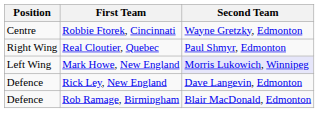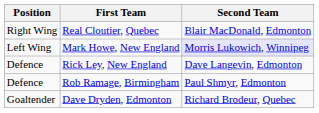- row: (119, 30)
(235, 47) Paul Shmyr, Edmonton -> (248, 30) Blair MacDonald, Edmonton
(248, 99) Blair MacDonald, Edmonton -> (235, 82) Paul Shmyr, Edmonton
+ row: (117, 99)
